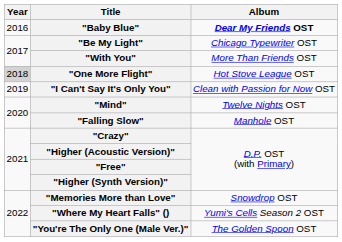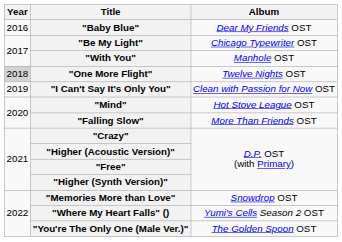(264, 27) bold -> (264, 27) normal
(264, 58) More Than Friends OST -> (264, 58) Manhole OST
(264, 74) Hot Stove League OST -> (264, 74) Twelve Nights OST
(264, 105) Twelve Nights OST -> (264, 105) Hot Stove League OST
(264, 120) Manhole OST -> (264, 120) More Than Friends OST
